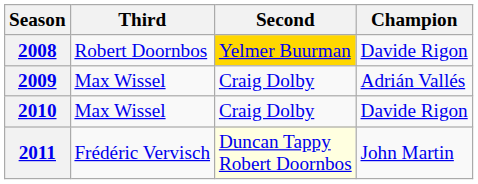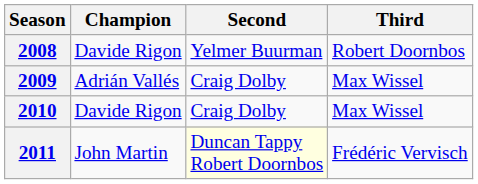columns swapped: (414, 19) <-> (142, 19)
(285, 50) gold background -> (256, 50) no background
